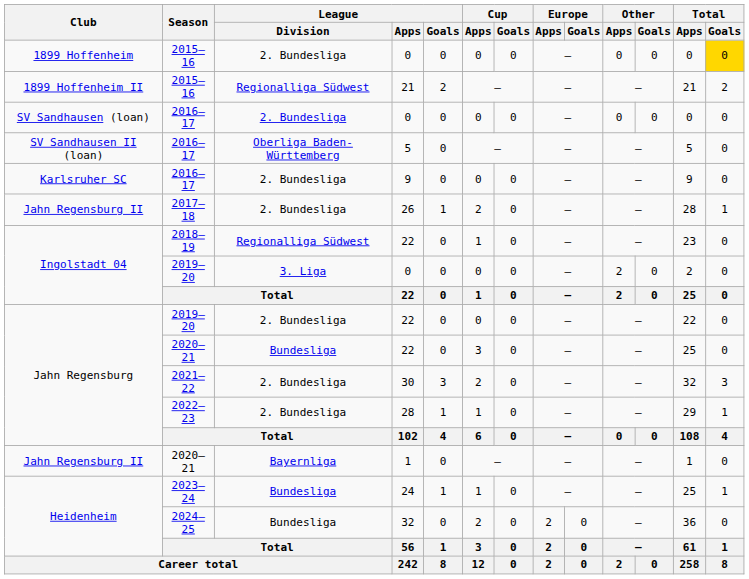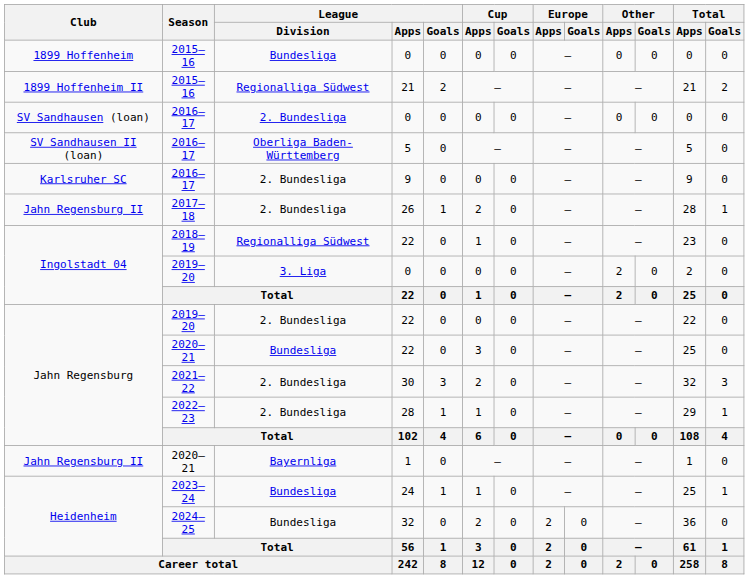(303, 56) 2. Bundesliga -> (303, 56) Bundesliga
(725, 56) gold background -> (725, 56) no background
